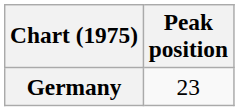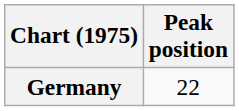(188, 86) 23 -> (188, 86) 22
